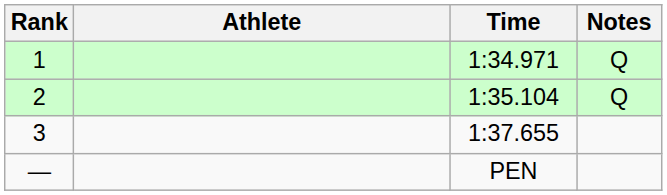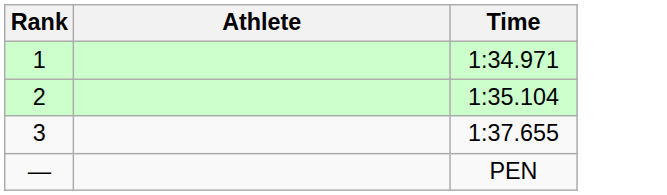- column: (619, 23)
